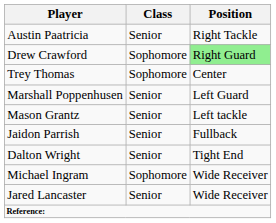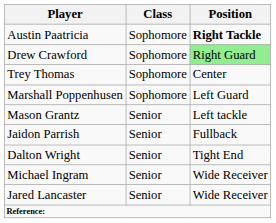(145, 34) Senior -> (158, 34) Sophomore
(225, 34) normal -> (227, 34) bold
(145, 94) Senior -> (158, 94) Sophomore
(158, 174) Sophomore -> (145, 174) Senior
